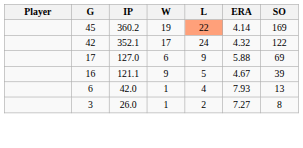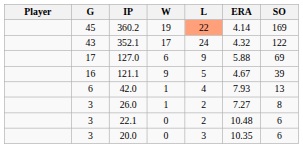(90, 43) 42 -> (90, 43) 43
+ row: (128, 120)
+ row: (128, 136)
